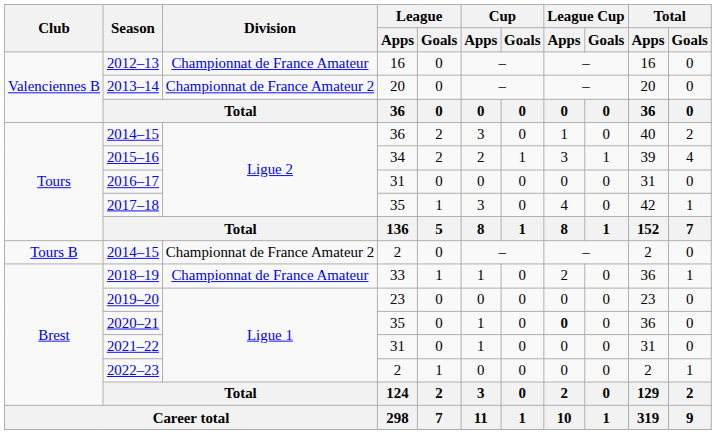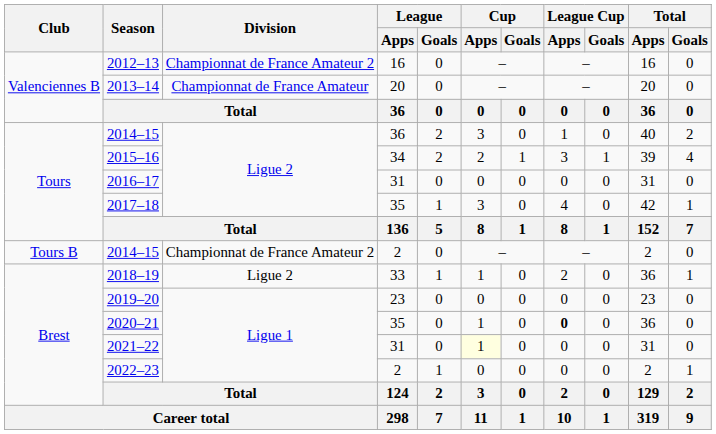(270, 63) Championnat de France Amateur -> (270, 63) Championnat de France Amateur 2
(270, 87) Championnat de France Amateur 2 -> (270, 87) Championnat de France Amateur
(270, 275) Championnat de France Amateur -> (270, 275) Ligue 2
(481, 346) no background -> (481, 346) lightyellow background
